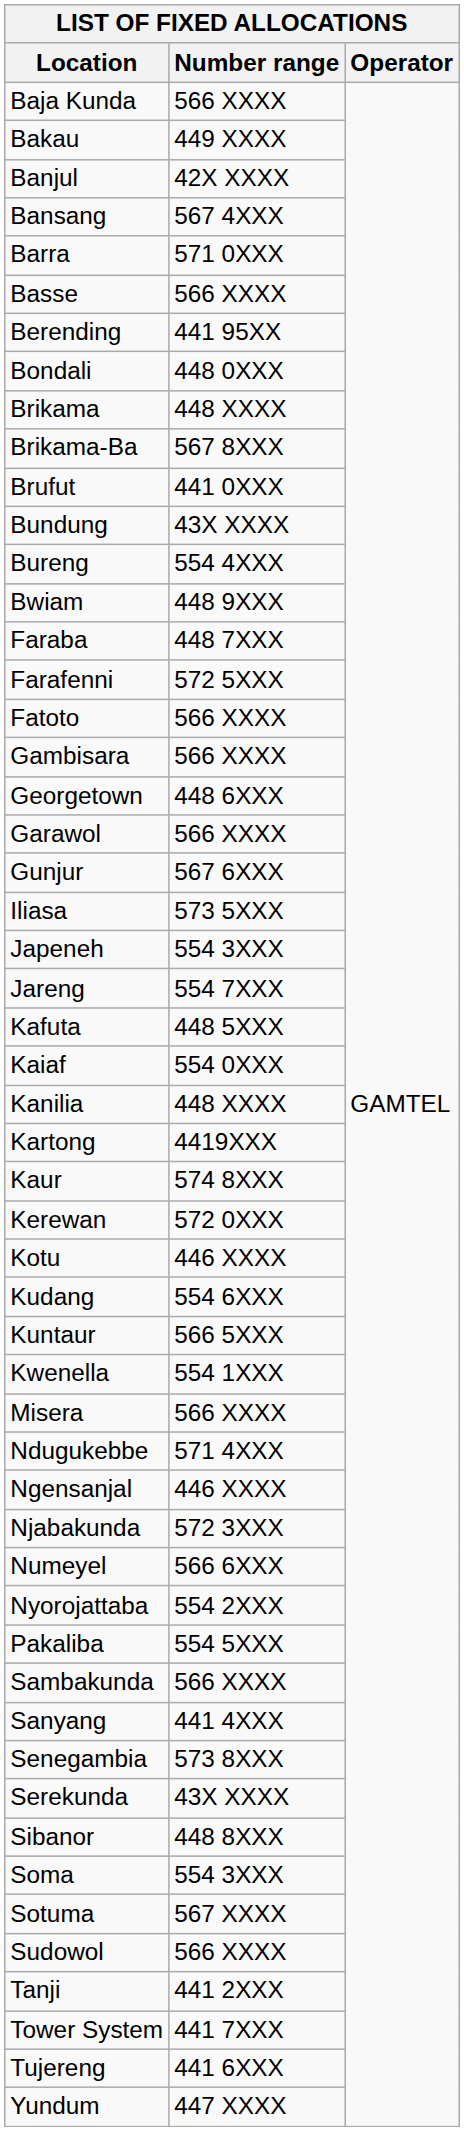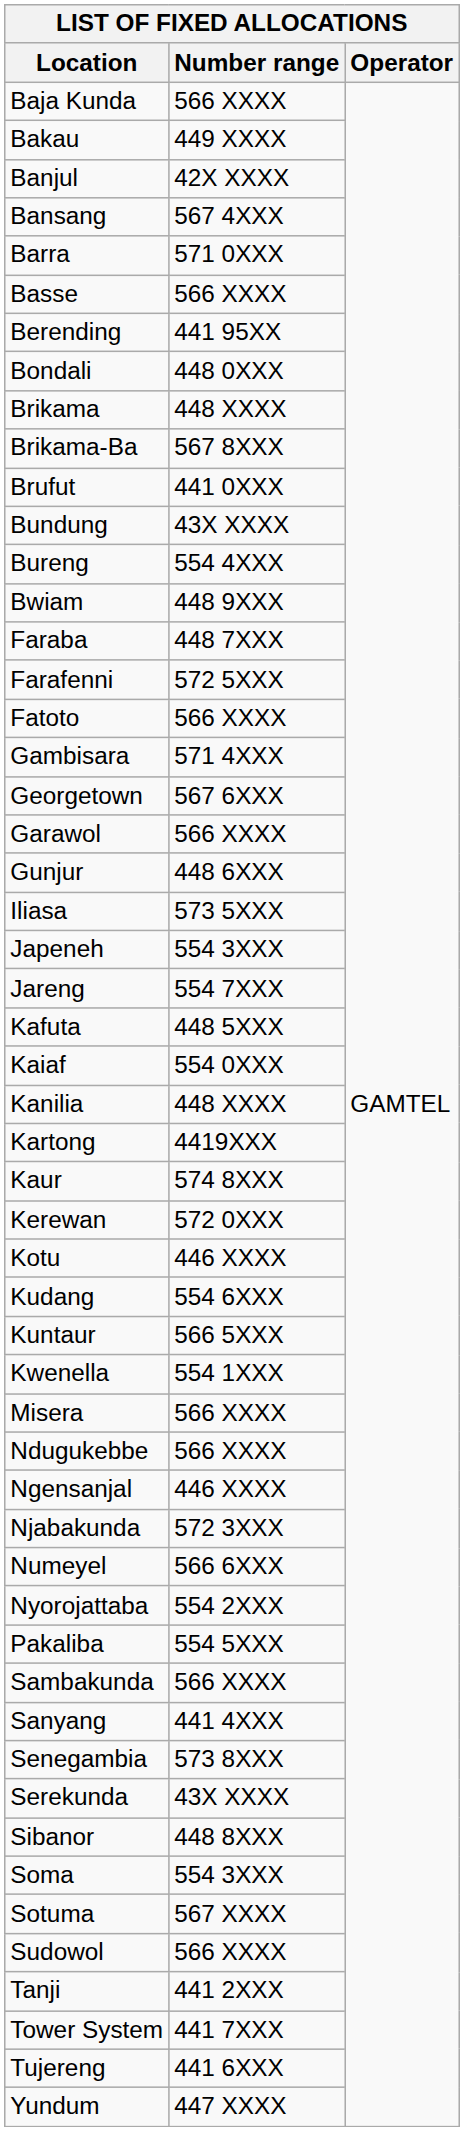(230, 756) 566 XXXX -> (229, 756) 571 4XXX
(229, 795) 448 6XXX -> (229, 795) 567 6XXX
(229, 872) 567 6XXX -> (229, 872) 448 6XXX
(229, 1450) 571 4XXX -> (230, 1450) 566 XXXX
